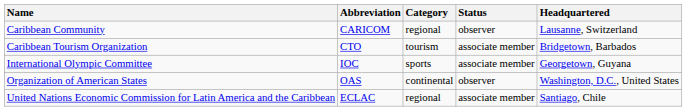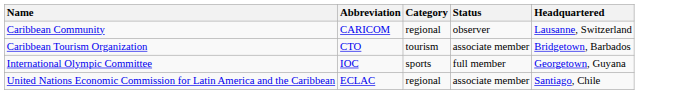(496, 64) associate member -> (479, 64) full member
- row: (77, 81)
